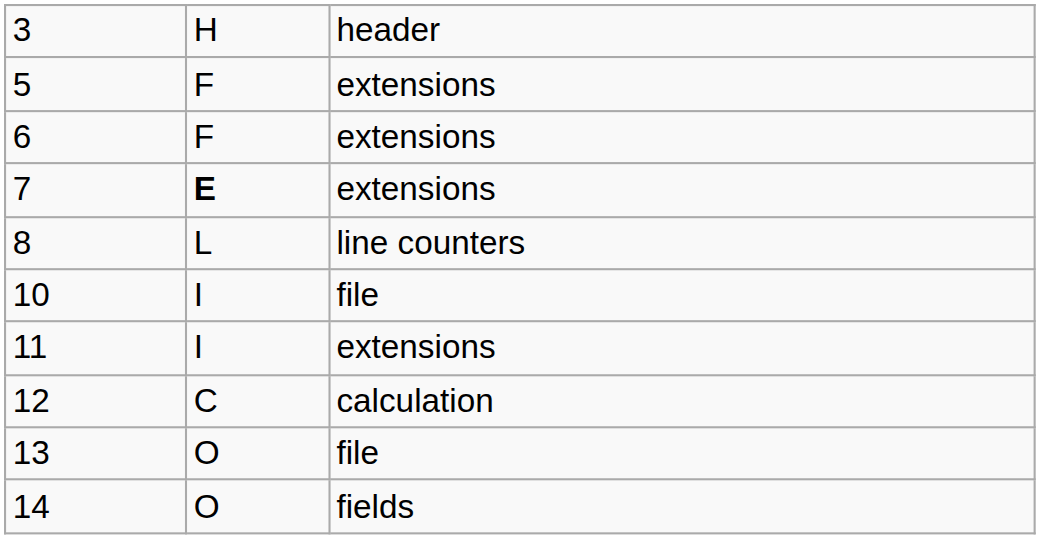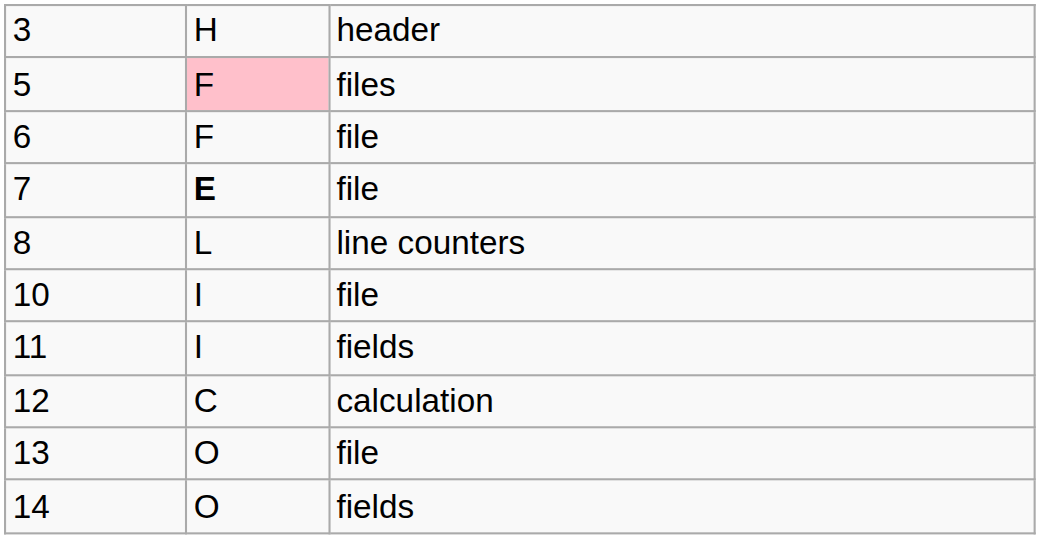(204, 83) no background -> (204, 83) pink background
(416, 83) extensions -> (366, 83) files
(416, 136) extensions -> (358, 136) file
(416, 189) extensions -> (358, 189) file
(416, 347) extensions -> (375, 347) fields
